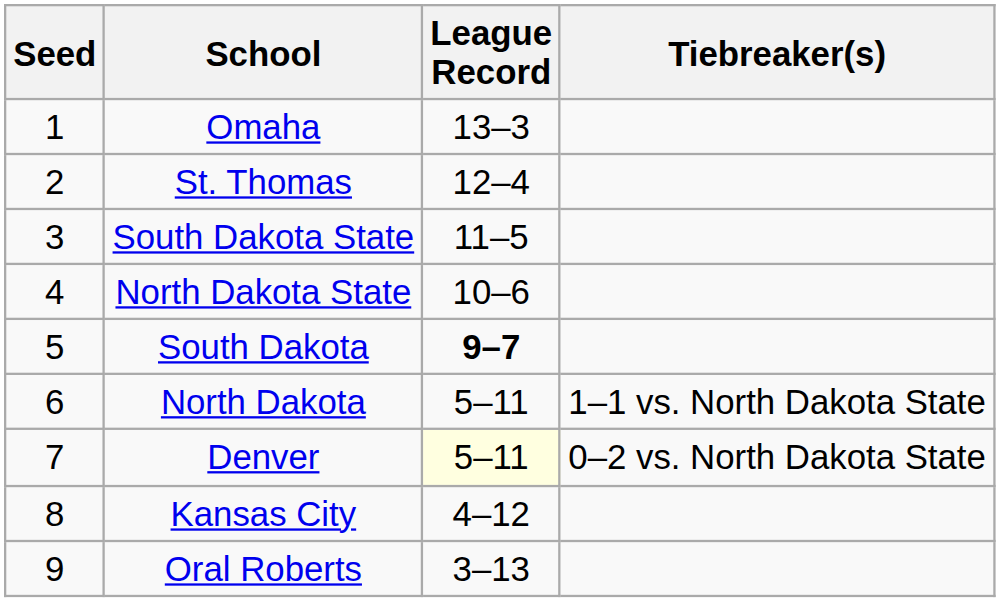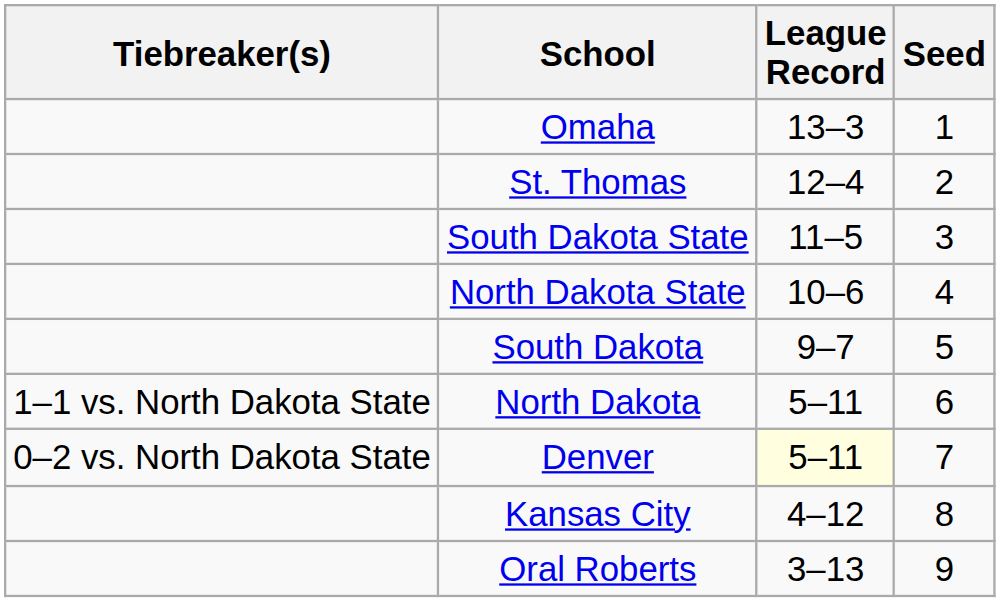columns swapped: (55, 52) <-> (777, 52)
(491, 347) bold -> (826, 347) normal
